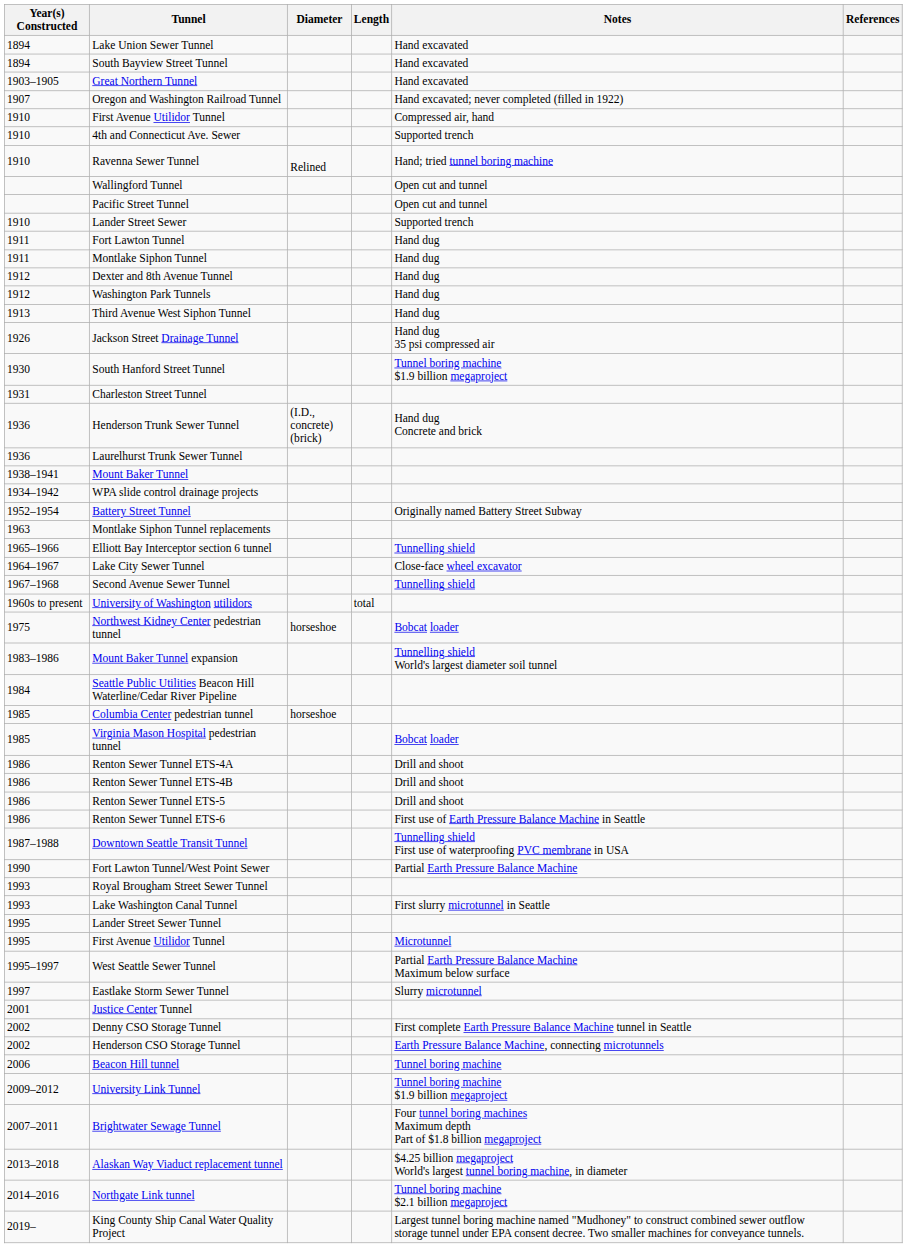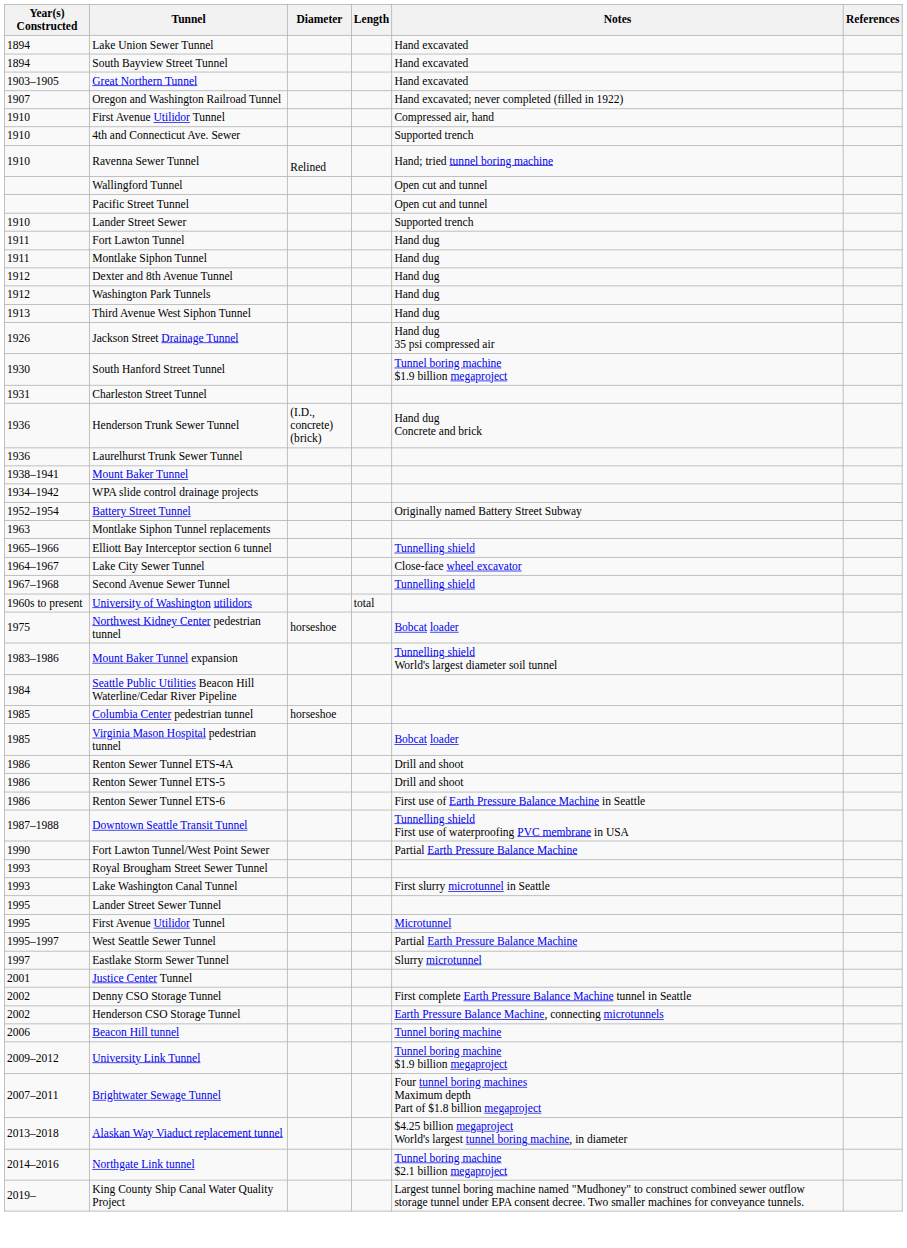- row: (19, 782)
(486, 966) Partial Earth Pressure Balance Machine Maximum below surface -> (486, 941) Partial Earth Pressure Balance Machine
